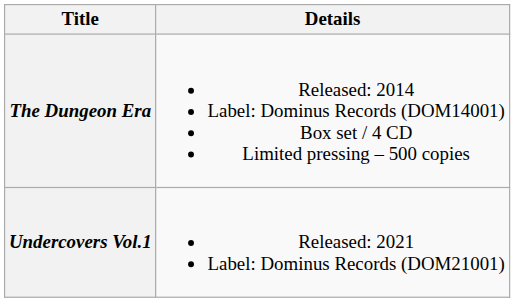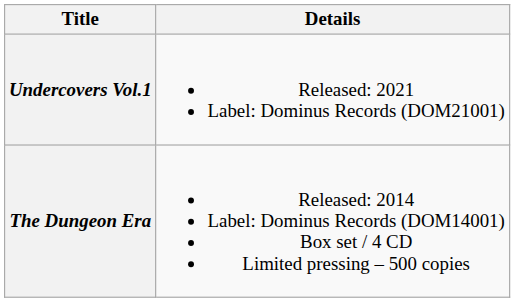rows swapped: (80, 110) <-> (80, 242)
